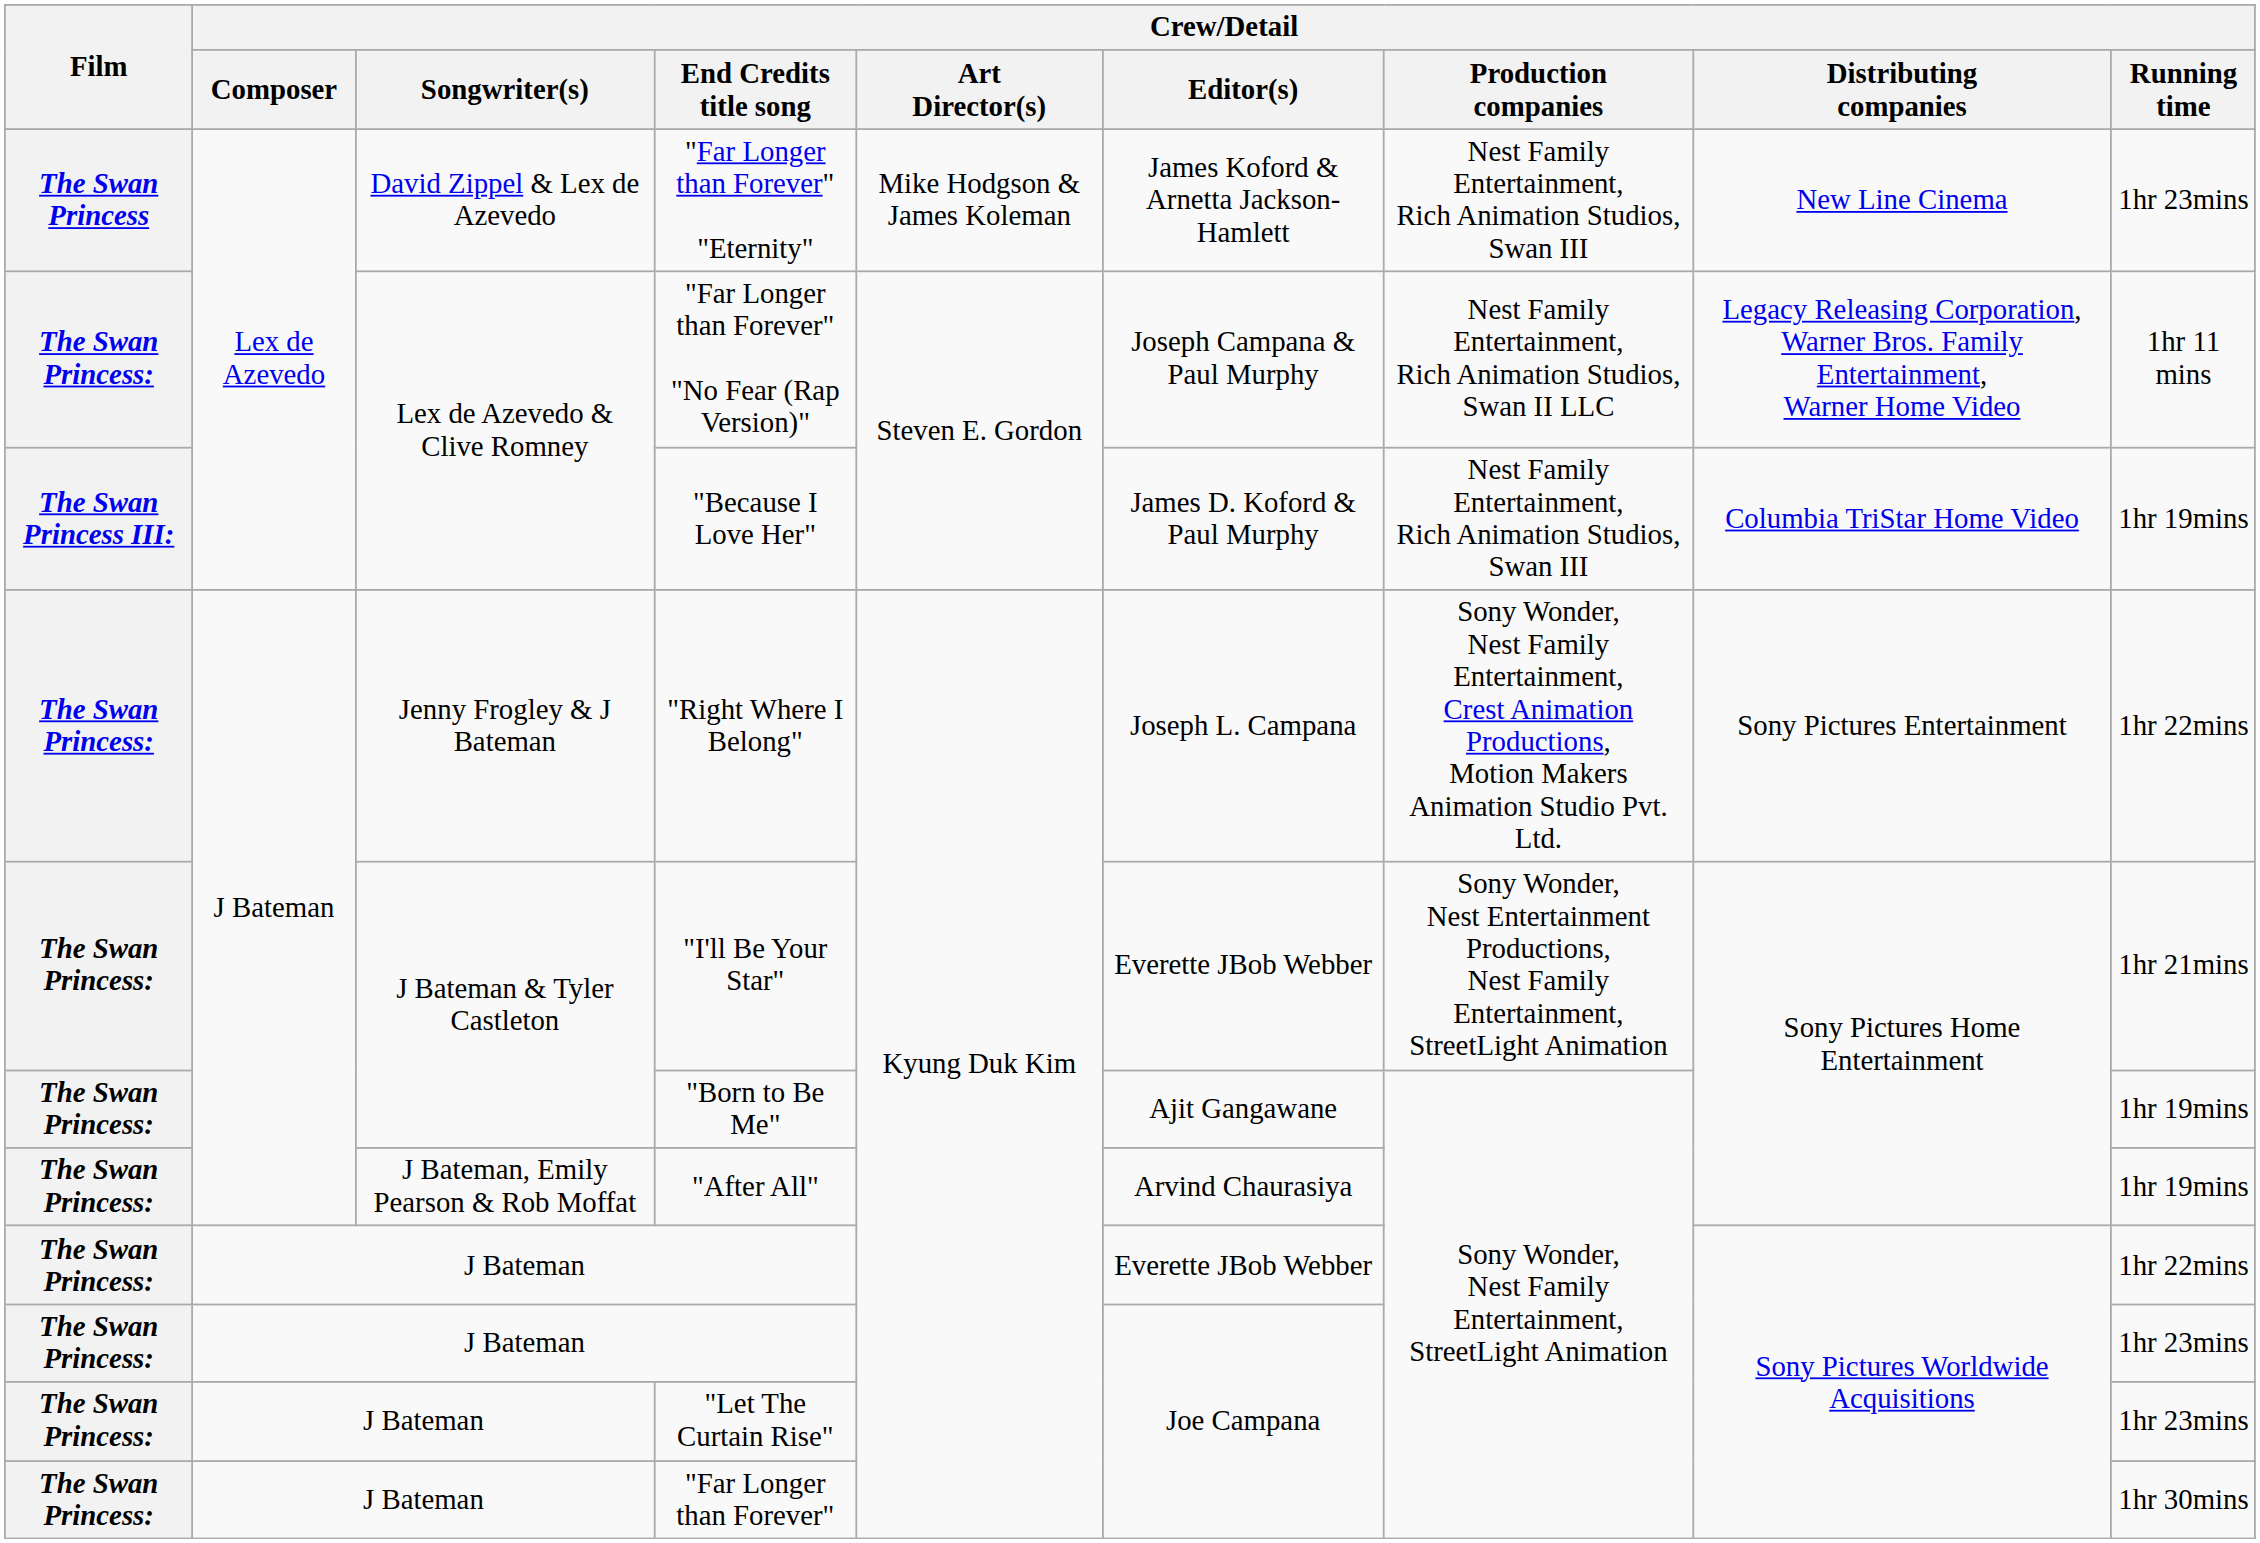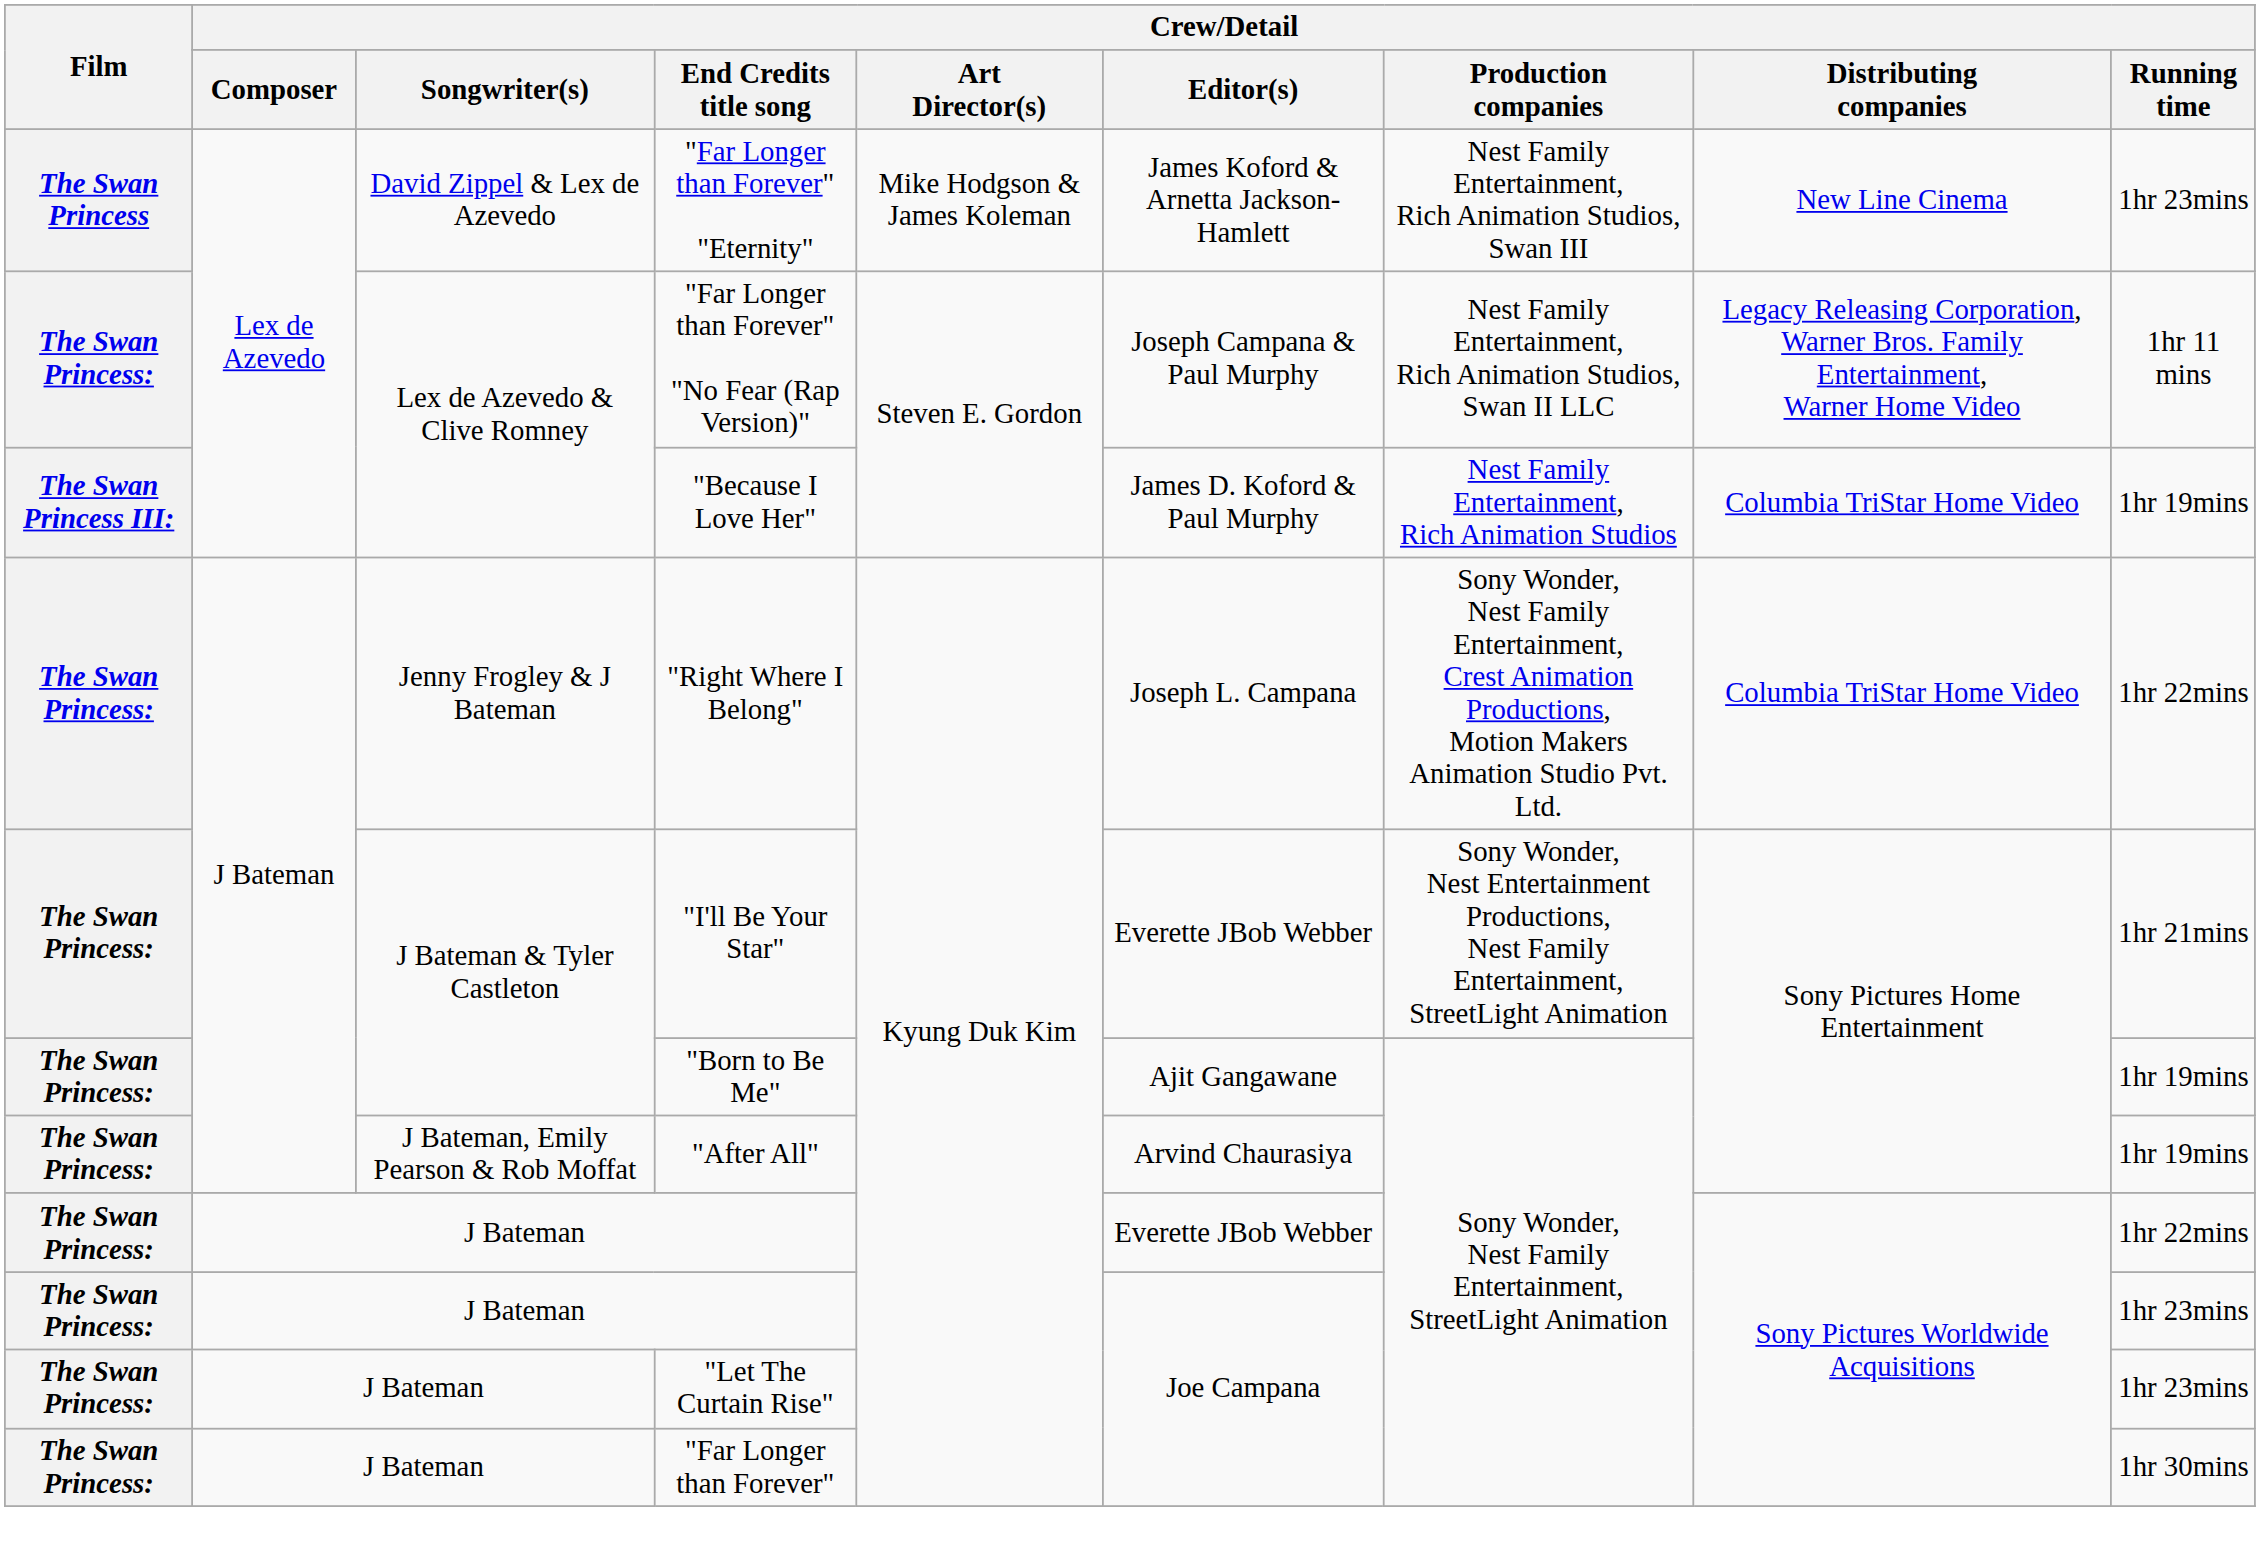(1538, 517) Nest Family Entertainment, Rich Animation Studios, Swan III -> (1538, 501) Nest Family Entertainment, Rich Animation Studios
(1902, 725) Sony Pictures Entertainment -> (1902, 693) Columbia TriStar Home Video
